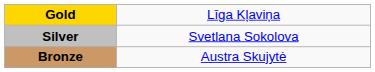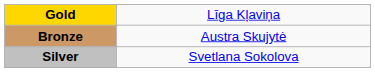rows swapped: (60, 36) <-> (60, 57)
